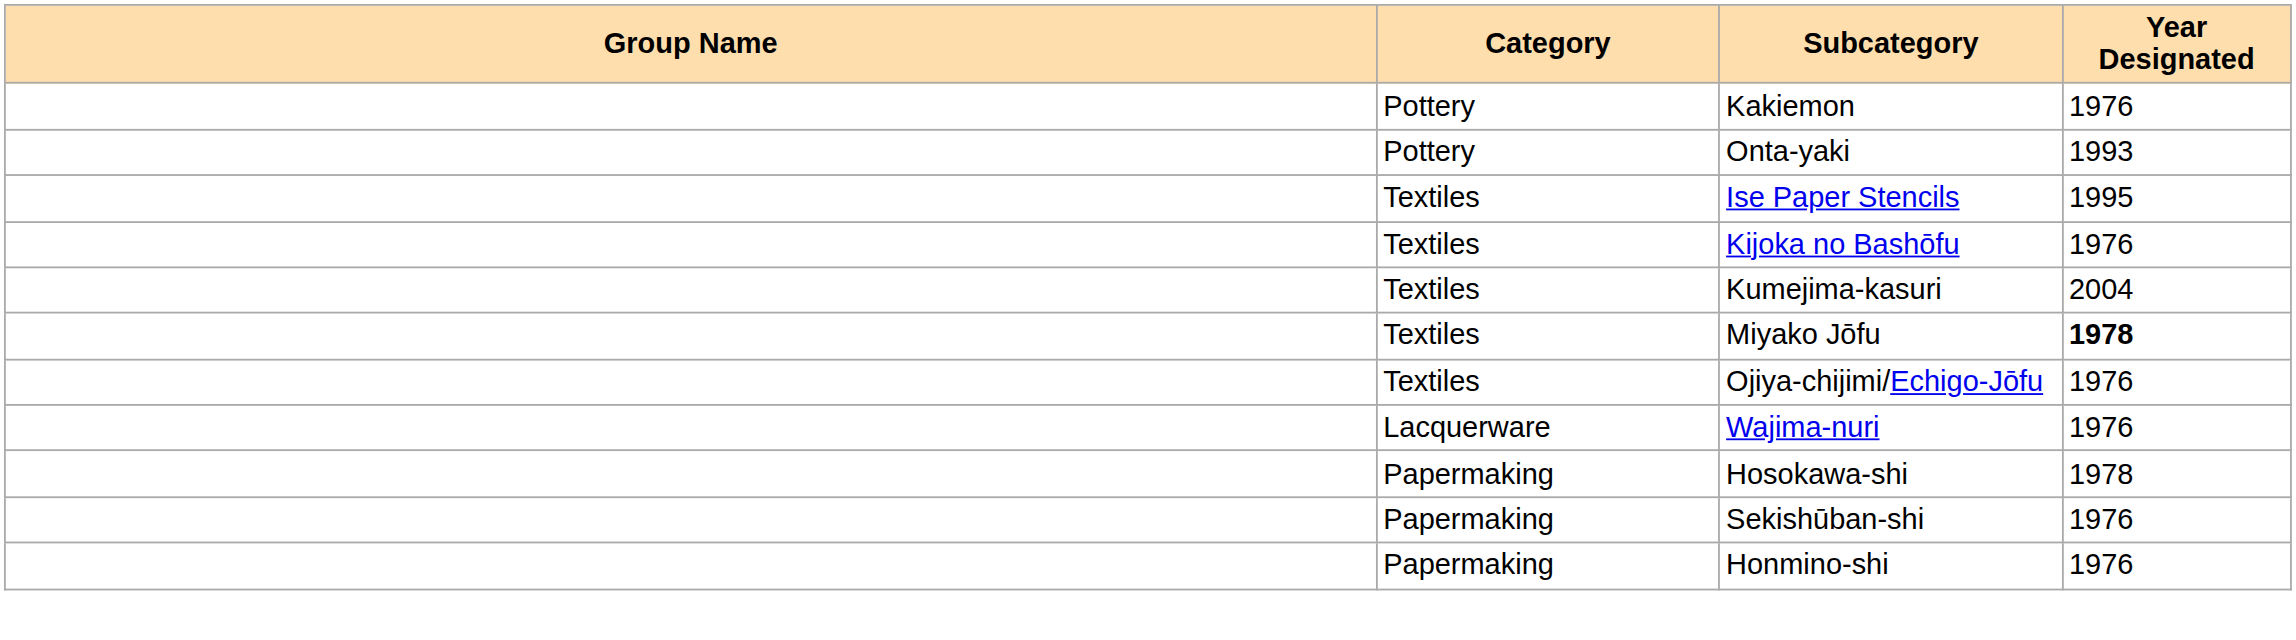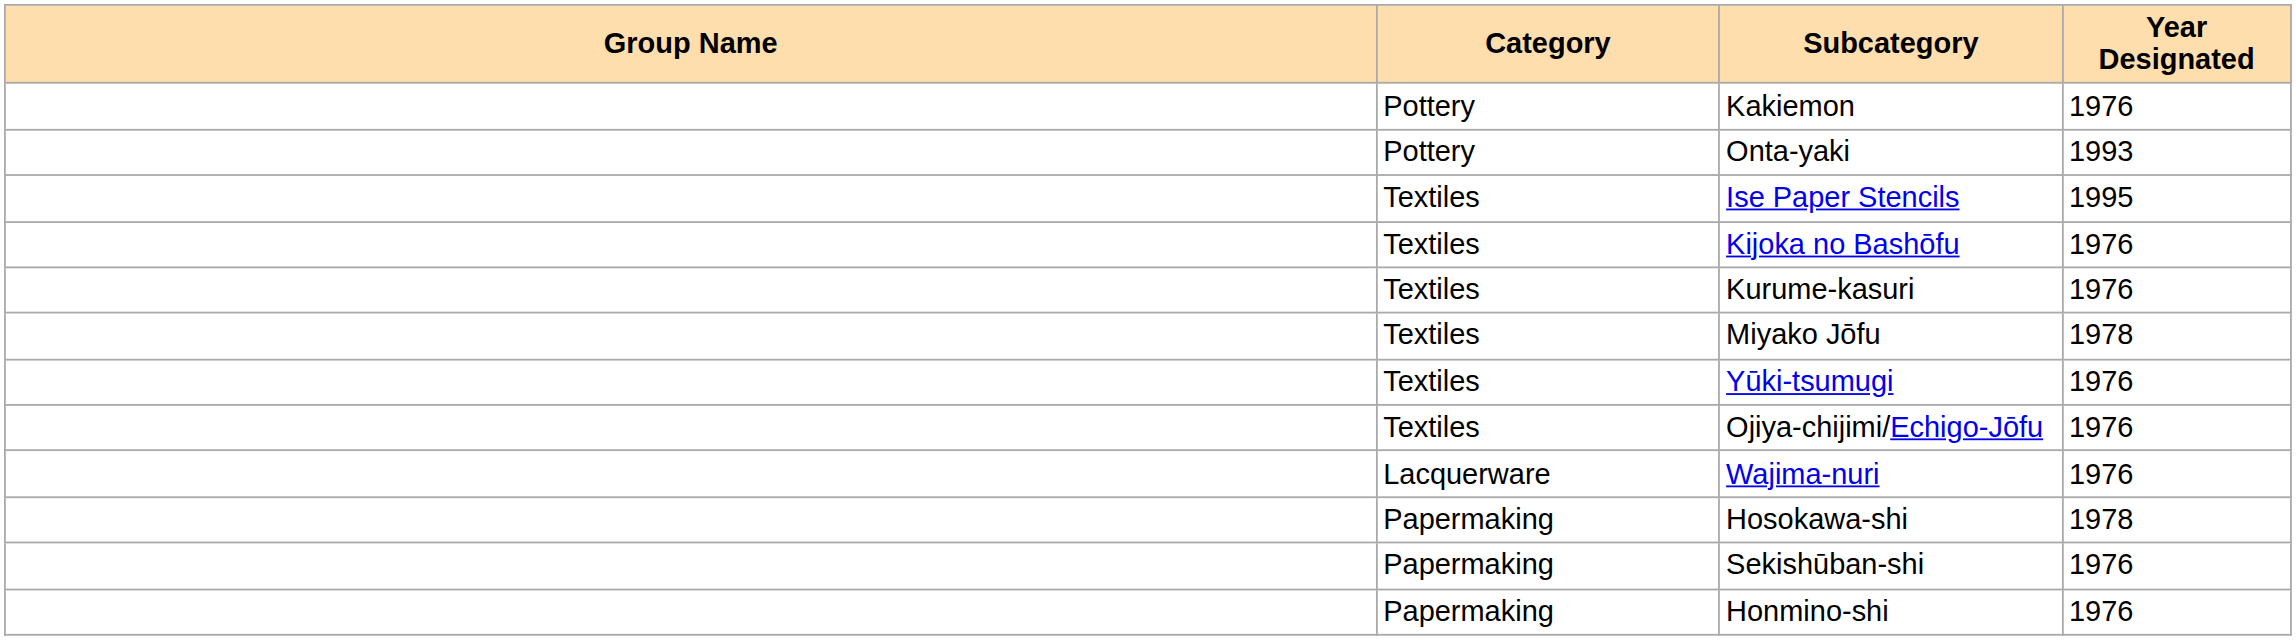- row: (1834, 289)
+ row: (1820, 289)
(2101, 335) bold -> (2101, 335) normal
+ row: (1810, 381)
